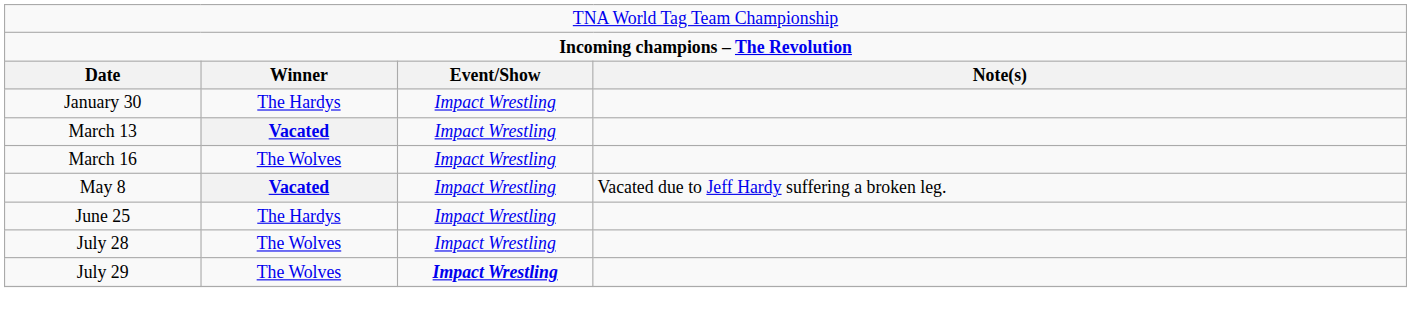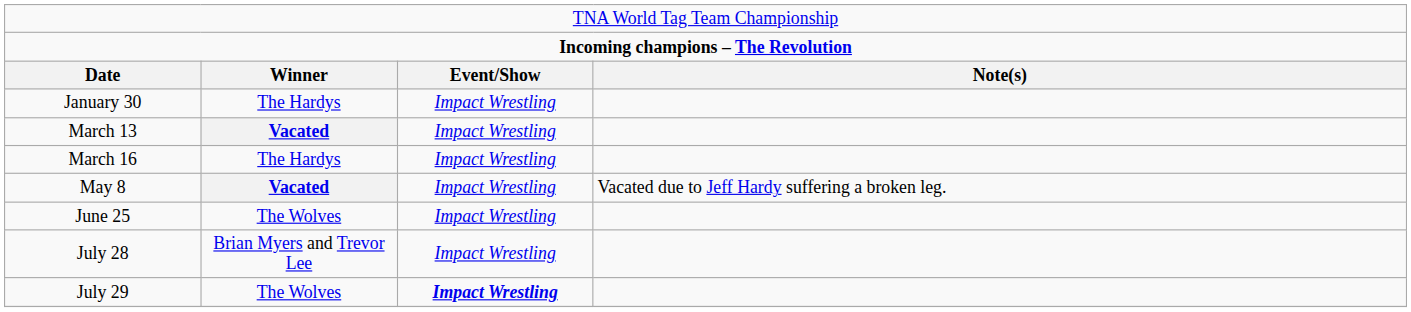(299, 159) The Wolves -> (299, 159) The Hardys
(299, 215) The Hardys -> (299, 215) The Wolves
(299, 243) The Wolves -> (299, 253) Brian Myers and Trevor Lee
